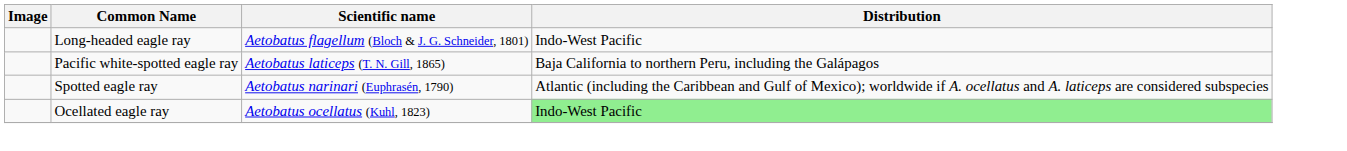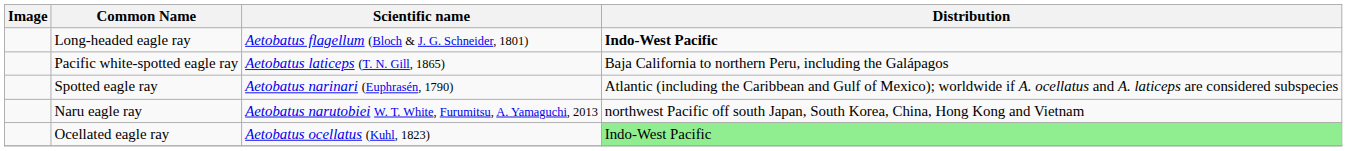(588, 39) normal -> (661, 39) bold
+ row: (98, 110)
